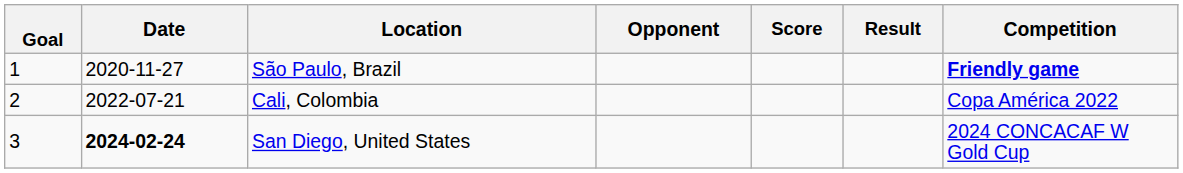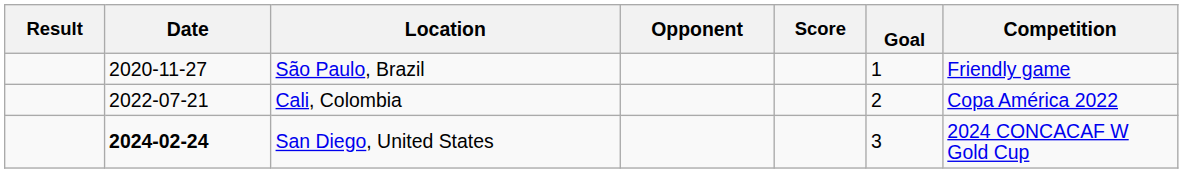columns swapped: (43, 40) <-> (893, 30)
(1013, 70) bold -> (1009, 70) normal
